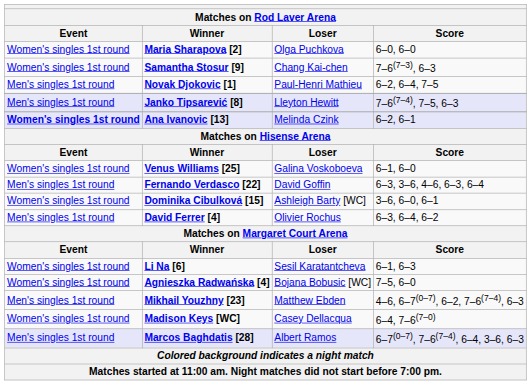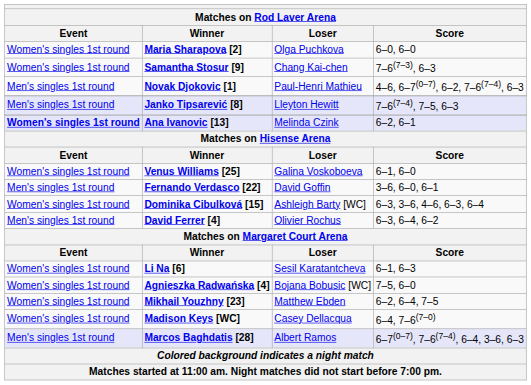(407, 85) 6–2, 6–4, 7–5 -> (450, 86) 4–6, 6–7(0–7), 6–2, 7–6(7–4), 6–3
(430, 185) 6–3, 3–6, 4–6, 6–3, 6–4 -> (407, 188) 3–6, 6–0, 6–1
(407, 201) 3–6, 6–0, 6–1 -> (430, 204) 6–3, 3–6, 4–6, 6–3, 6–4
(61, 300) Men's singles 1st round -> (68, 301) Women's singles 1st round
(450, 300) 4–6, 6–7(0–7), 6–2, 7–6(7–4), 6–3 -> (407, 301) 6–2, 6–4, 7–5
